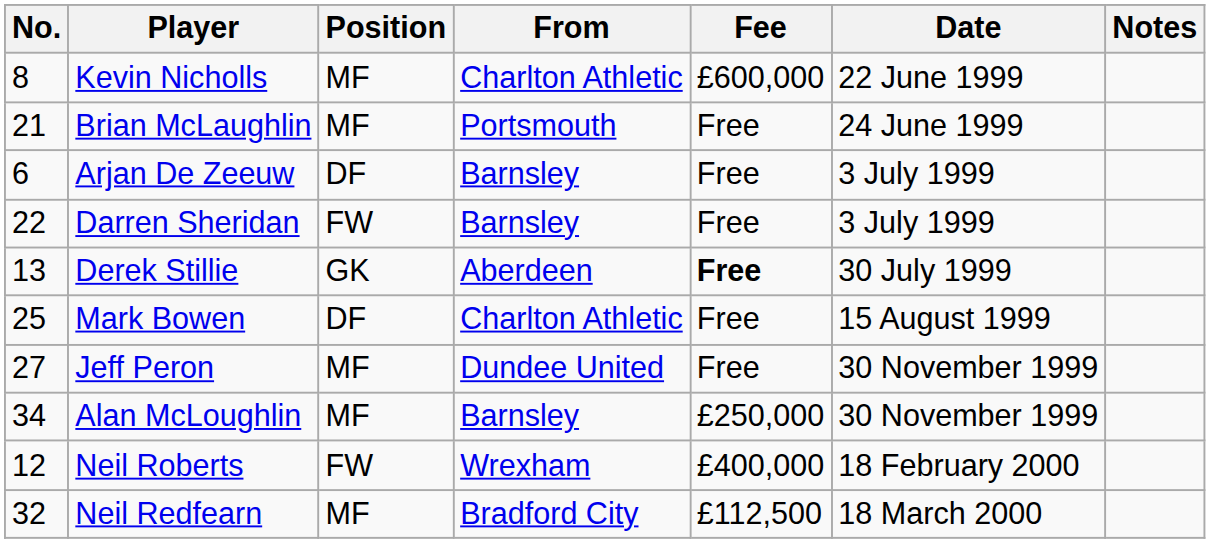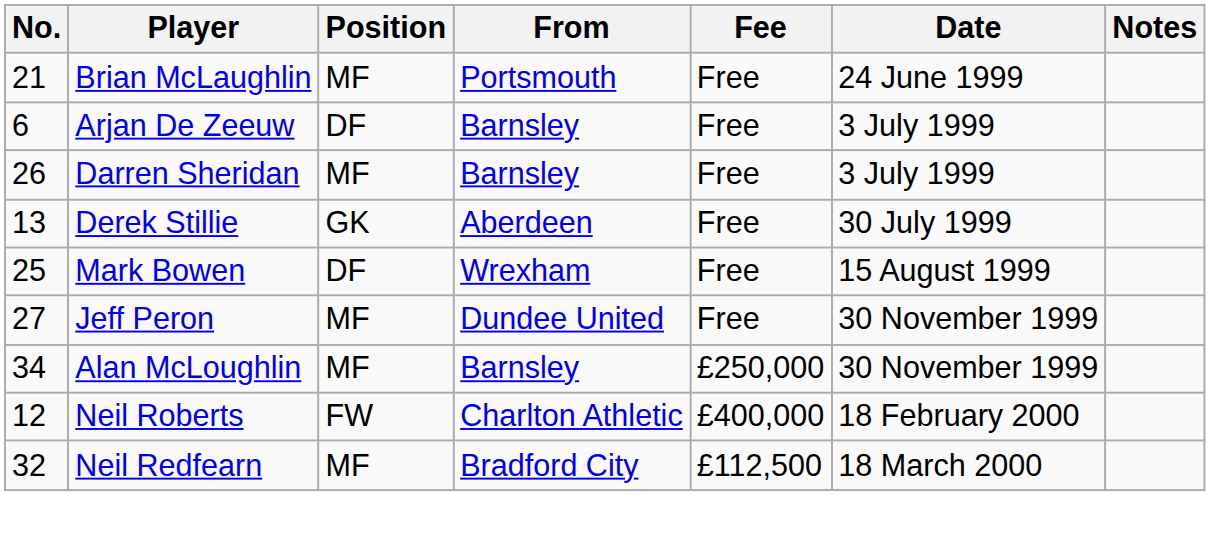- row: (171, 77)
(29, 222) 22 -> (29, 174) 26
(349, 222) FW -> (348, 174) MF
(729, 271) bold -> (728, 222) normal
(571, 319) Charlton Athletic -> (525, 271) Wrexham
(525, 464) Wrexham -> (571, 416) Charlton Athletic
